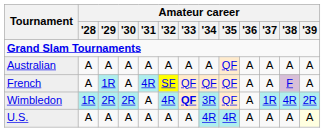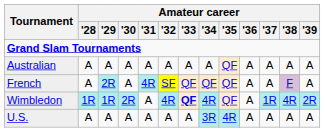(108, 83) 1R -> (108, 83) 2R
(108, 100) 2R -> (108, 100) 1R
(209, 100) 3R -> (209, 100) 4R
(209, 118) 4R -> (209, 118) 3R
(310, 118) lightyellow background -> (310, 118) no background
